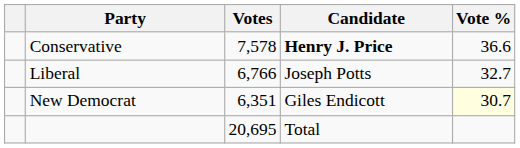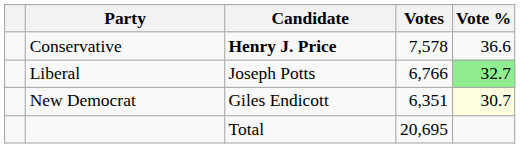columns swapped: (366, 18) <-> (252, 18)
(496, 73) no background -> (496, 73) lightgreen background
